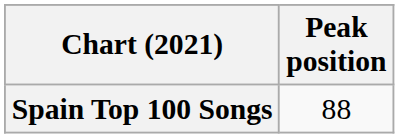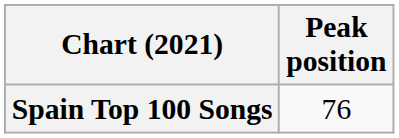(336, 108) 88 -> (336, 108) 76
